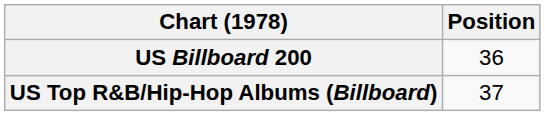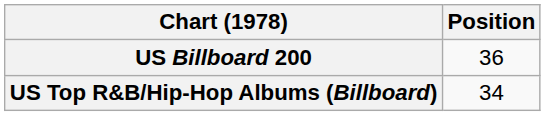(491, 92) 37 -> (491, 92) 34
